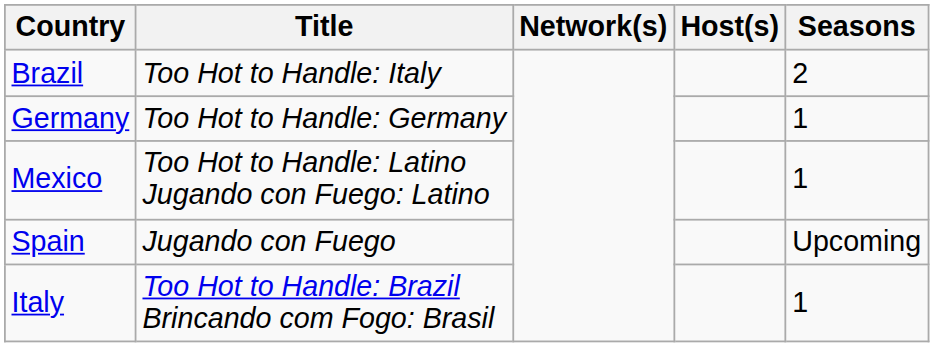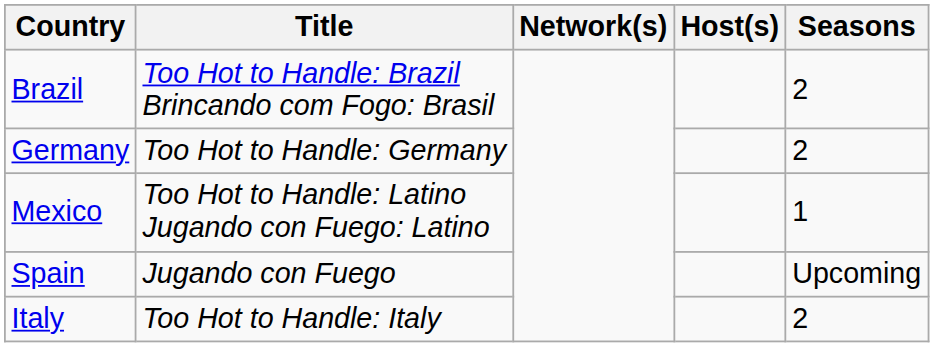(292, 72) Too Hot to Handle: Italy -> (318, 88) Too Hot to Handle: Brazil Brincando com Fogo: Brasil
(800, 118) 1 -> (800, 150) 2
(318, 302) Too Hot to Handle: Brazil Brincando com Fogo: Brasil -> (292, 318) Too Hot to Handle: Italy
(800, 302) 1 -> (800, 318) 2
